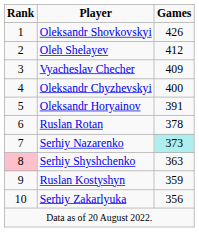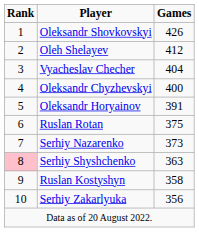(174, 69) 409 -> (174, 69) 404
(174, 124) 378 -> (174, 124) 375
(174, 143) paleturquoise background -> (174, 143) no background
(174, 180) 359 -> (174, 180) 358
